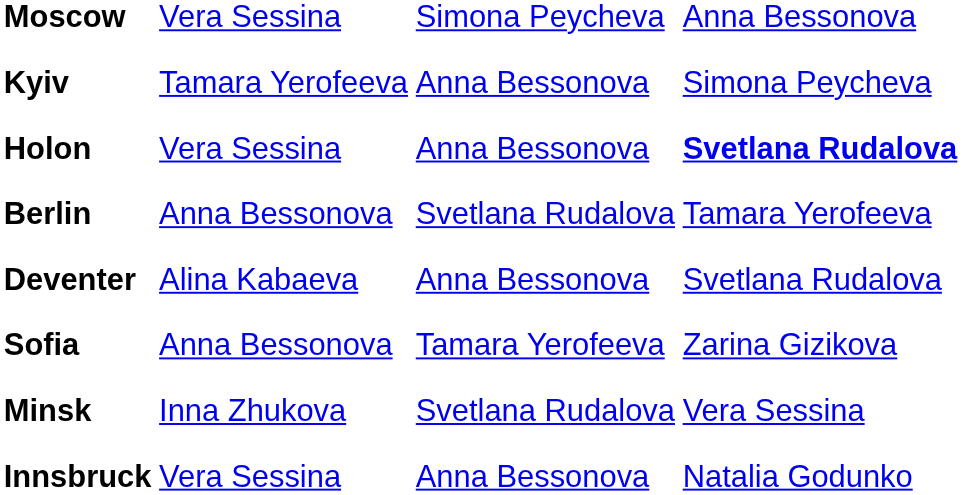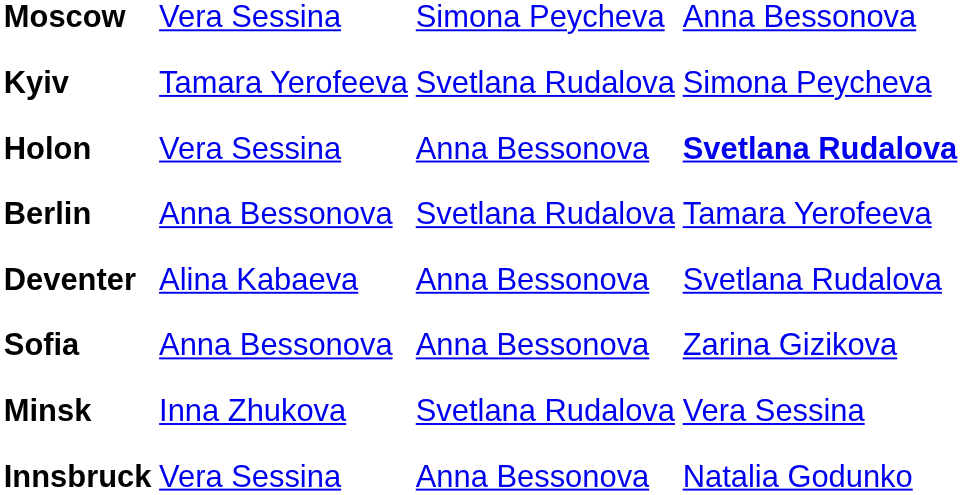(533, 82) Anna Bessonova -> (545, 82) Svetlana Rudalova
(540, 345) Tamara Yerofeeva -> (533, 345) Anna Bessonova
